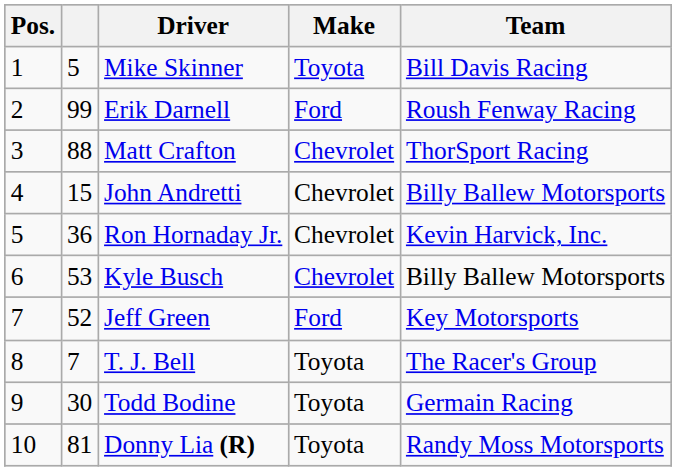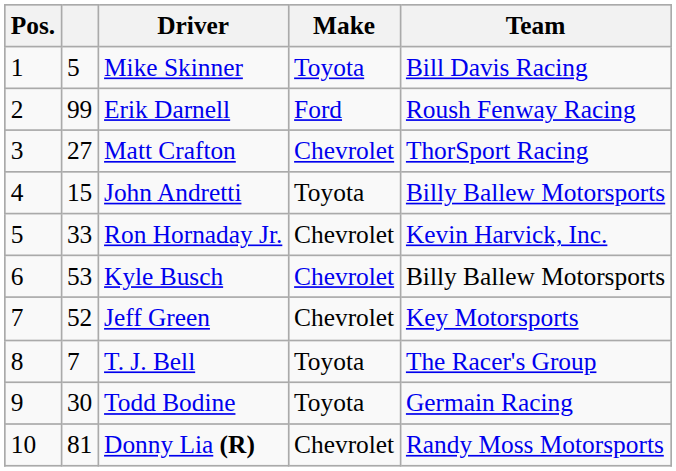(80, 151) 88 -> (80, 151) 27
(344, 193) Chevrolet -> (329, 193) Toyota
(80, 234) 36 -> (80, 234) 33
(318, 318) Ford -> (344, 318) Chevrolet
(329, 444) Toyota -> (344, 444) Chevrolet
